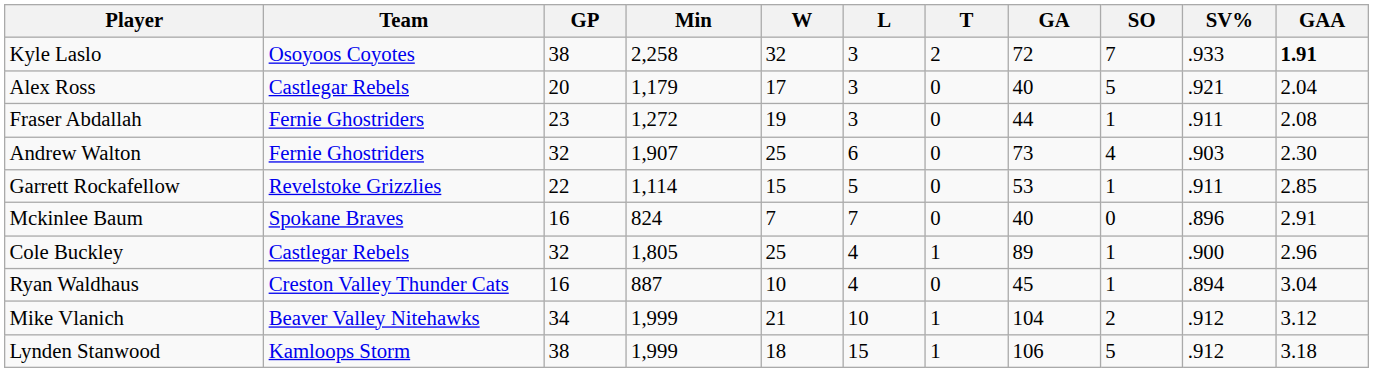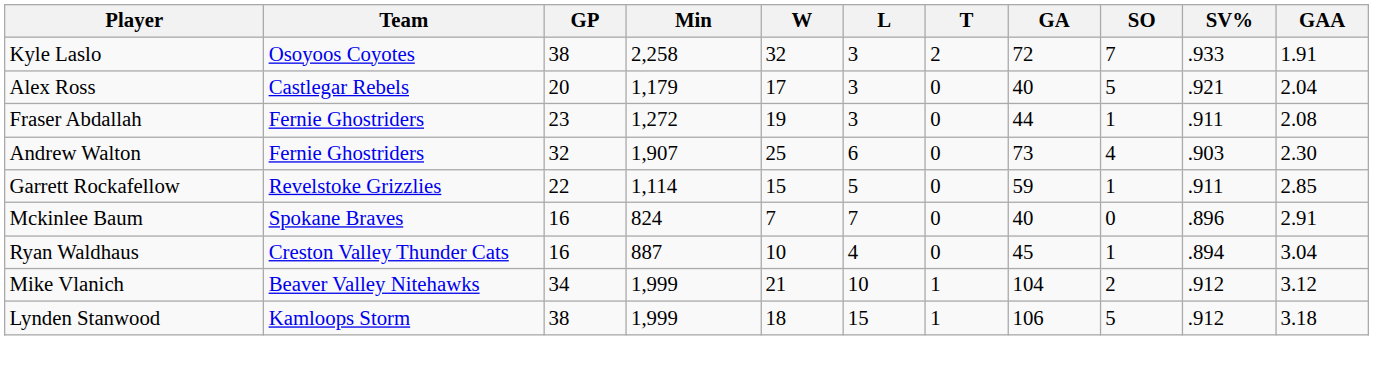(1299, 53) bold -> (1299, 53) normal
(1023, 185) 53 -> (1023, 185) 59
- row: (66, 251)
